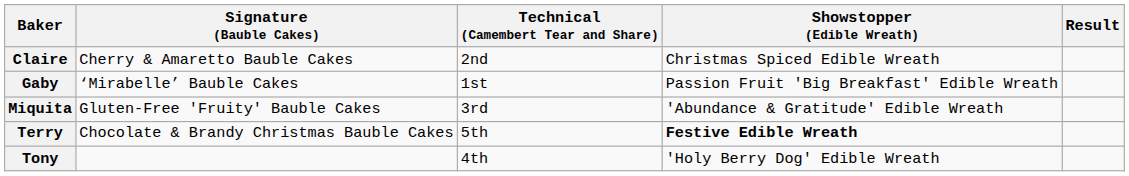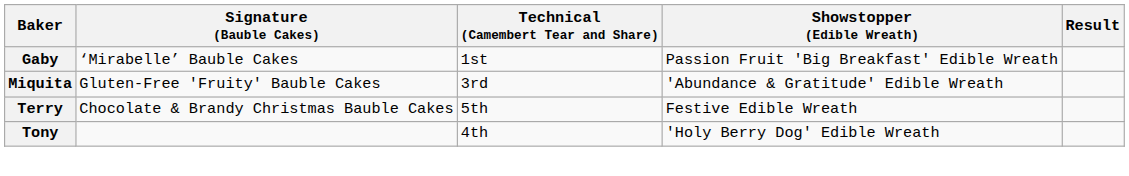- row: (40, 59)
(762, 134) bold -> (762, 109) normal
